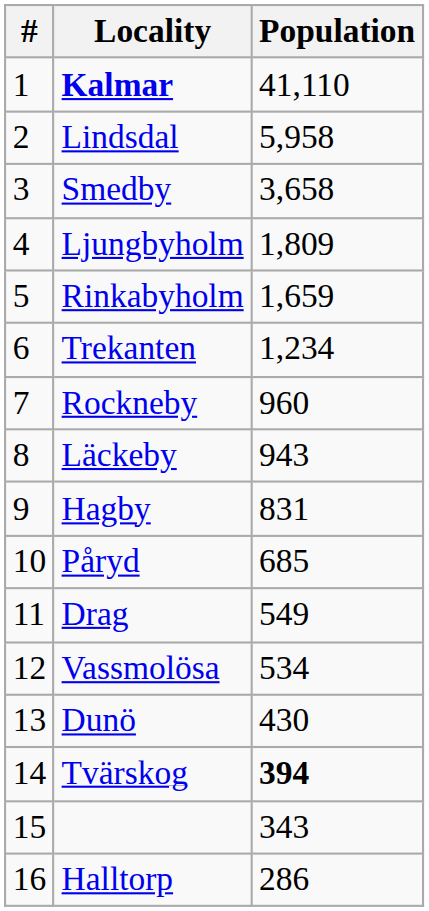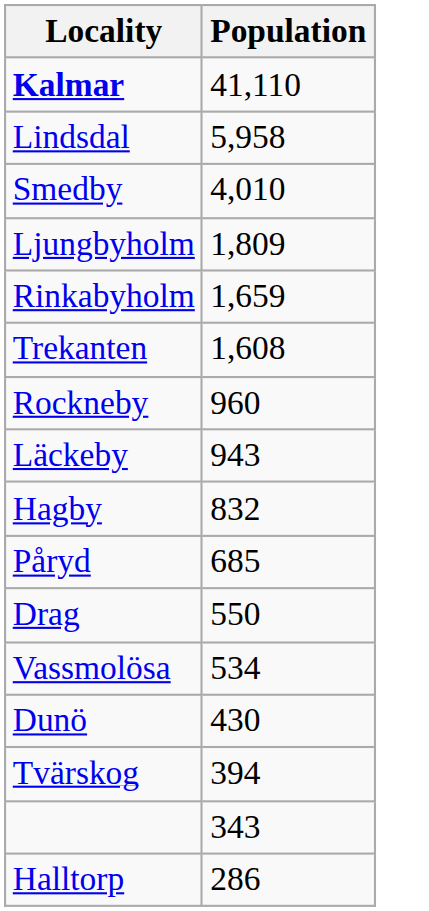- column: (29, 31)
(297, 190) 3,658 -> (248, 190) 4,010
(297, 349) 1,234 -> (248, 349) 1,608
(284, 508) 831 -> (235, 508) 832
(284, 614) 549 -> (235, 614) 550
(284, 773) bold -> (235, 773) normal
